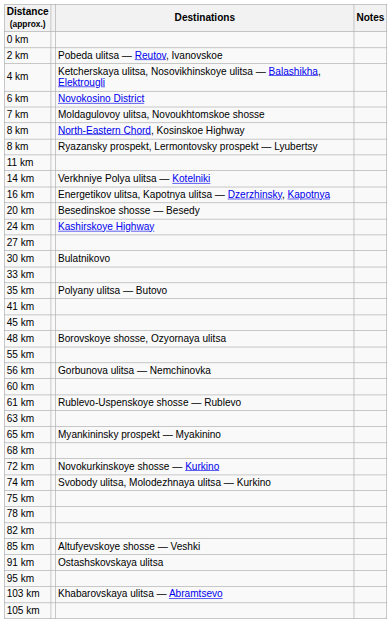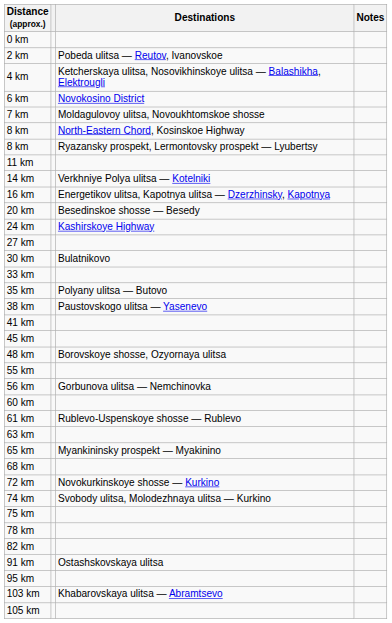+ row: (20, 306)
- row: (20, 546)
